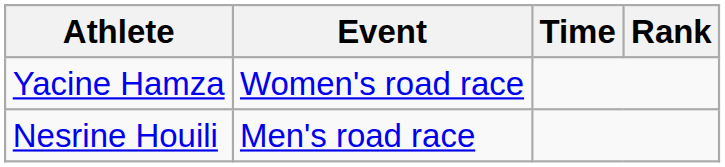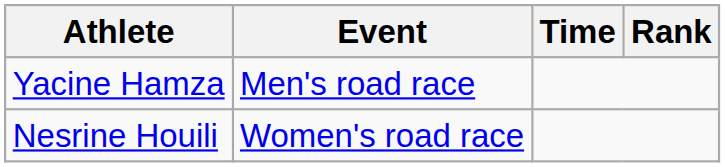(382, 84) Women's road race -> (358, 84) Men's road race
(358, 136) Men's road race -> (382, 136) Women's road race
